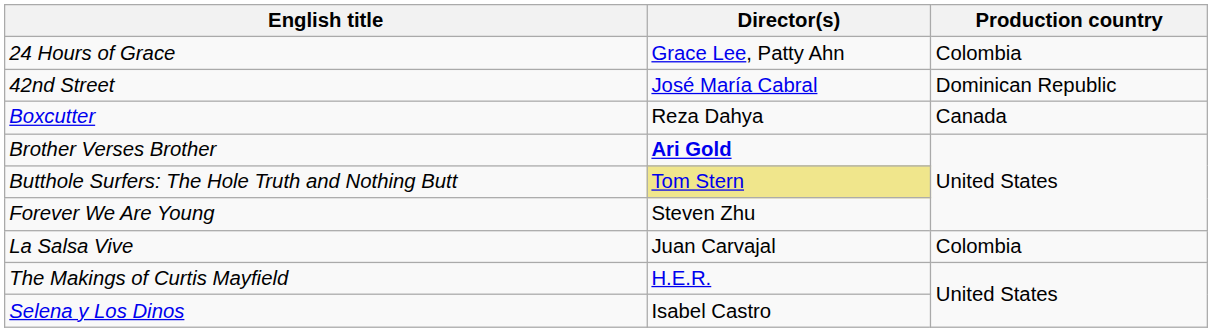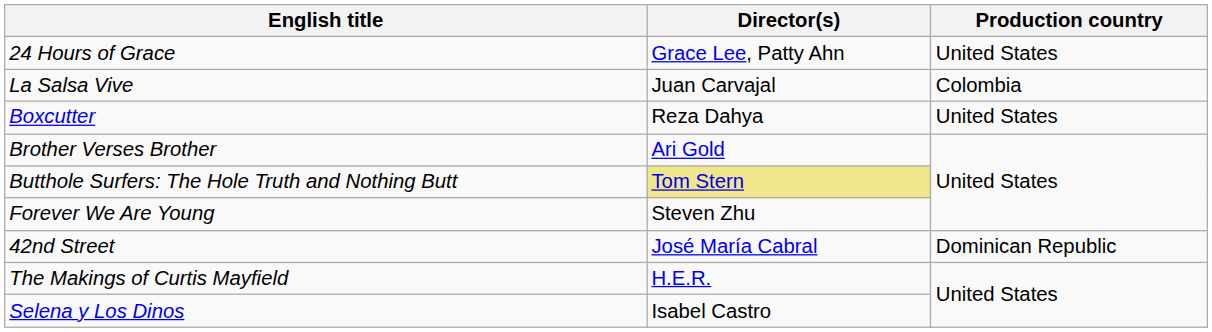(979, 52) Colombia -> (997, 52) United States
rows swapped: (62, 85) <-> (71, 246)
(971, 117) Canada -> (997, 117) United States
(691, 149) bold -> (688, 149) normal
